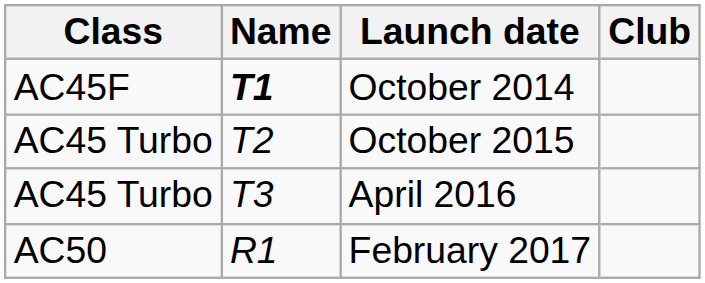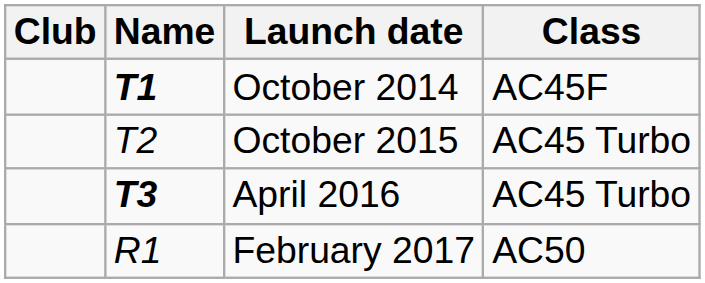columns swapped: (650, 31) <-> (113, 31)
(252, 195) normal -> (136, 195) bold
